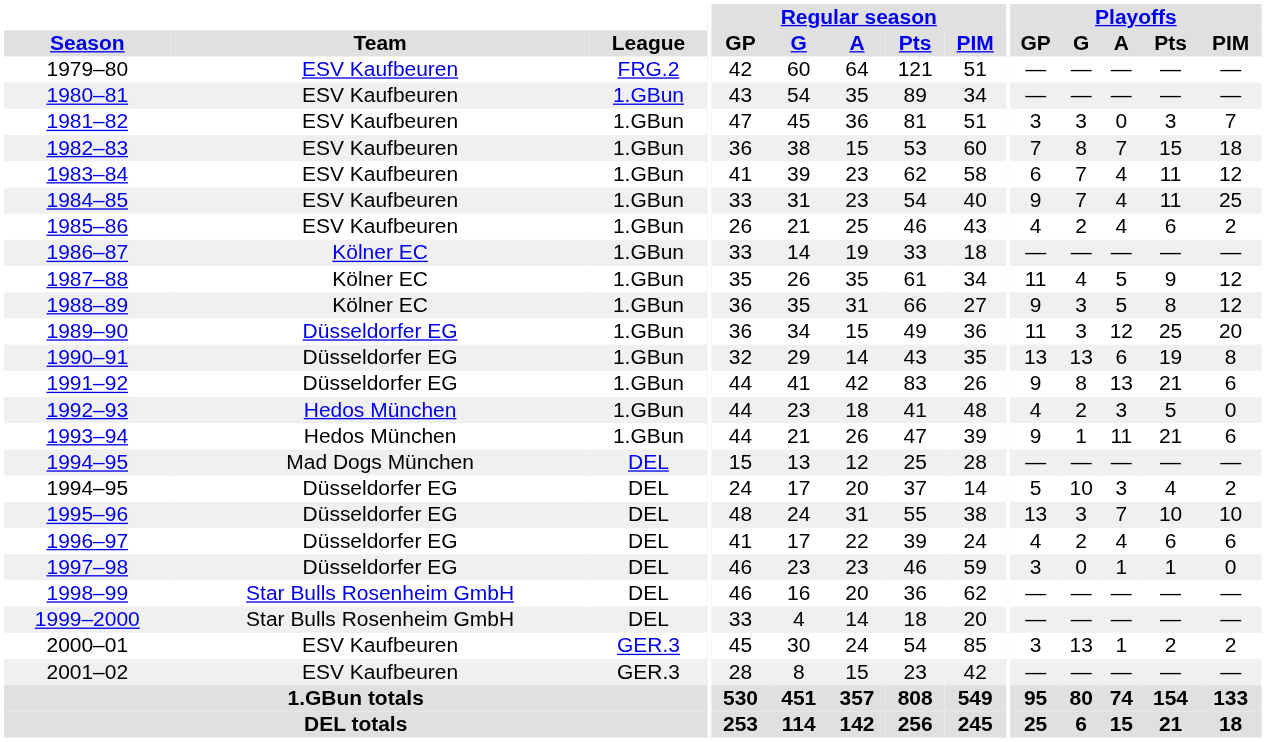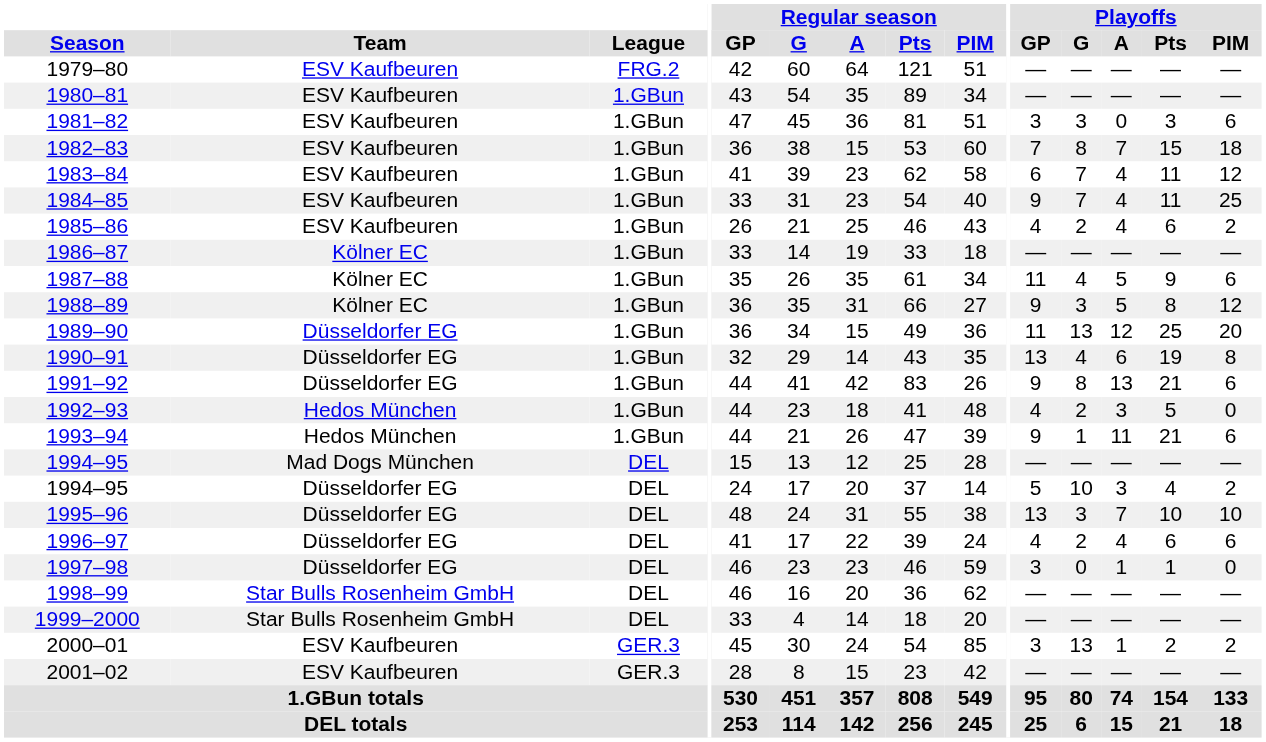(1231, 121) 7 -> (1231, 121) 6
(1231, 278) 12 -> (1231, 278) 6
(1081, 331) 3 -> (1081, 331) 13
(1081, 357) 13 -> (1081, 357) 4
